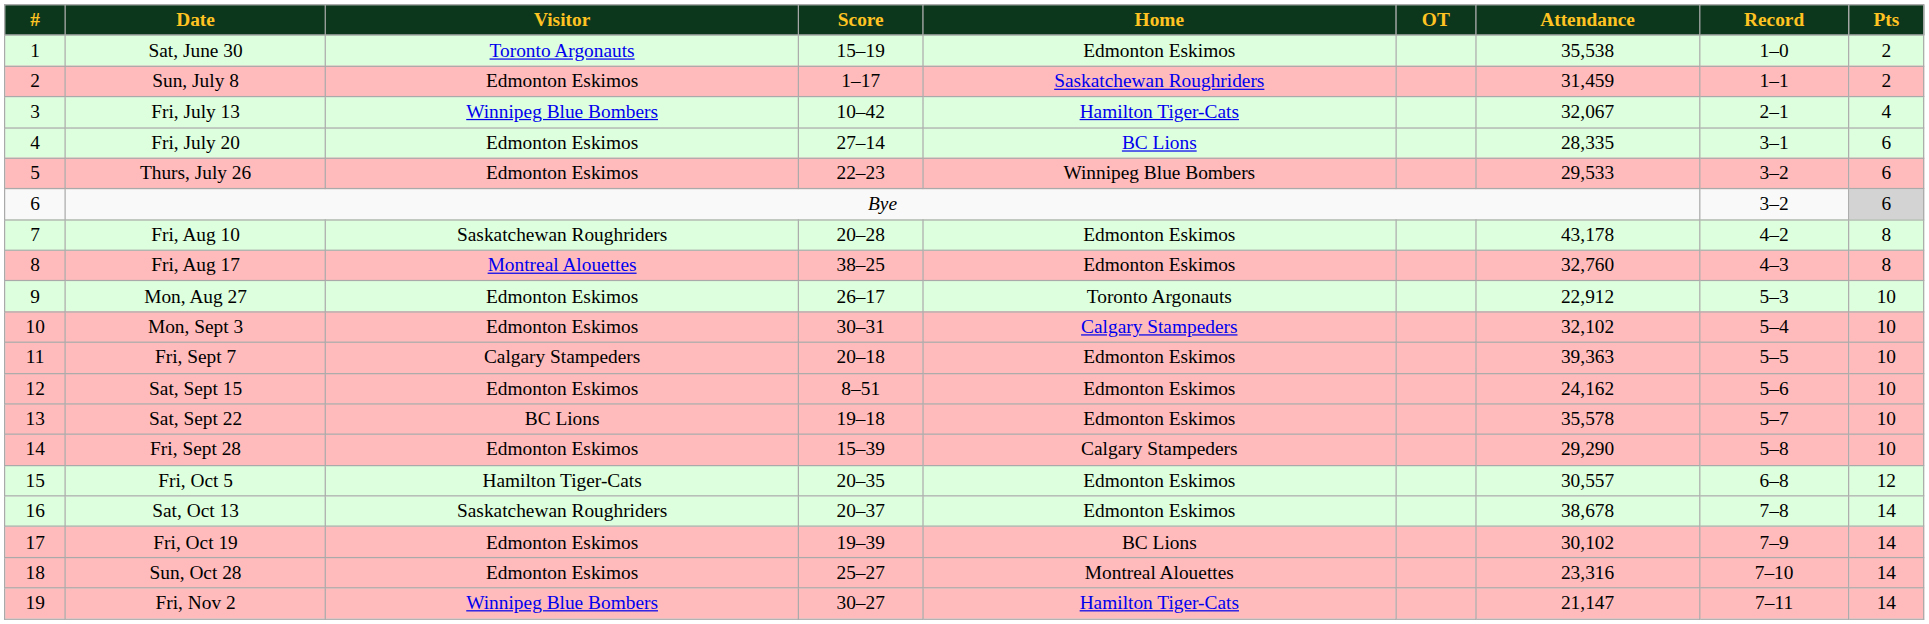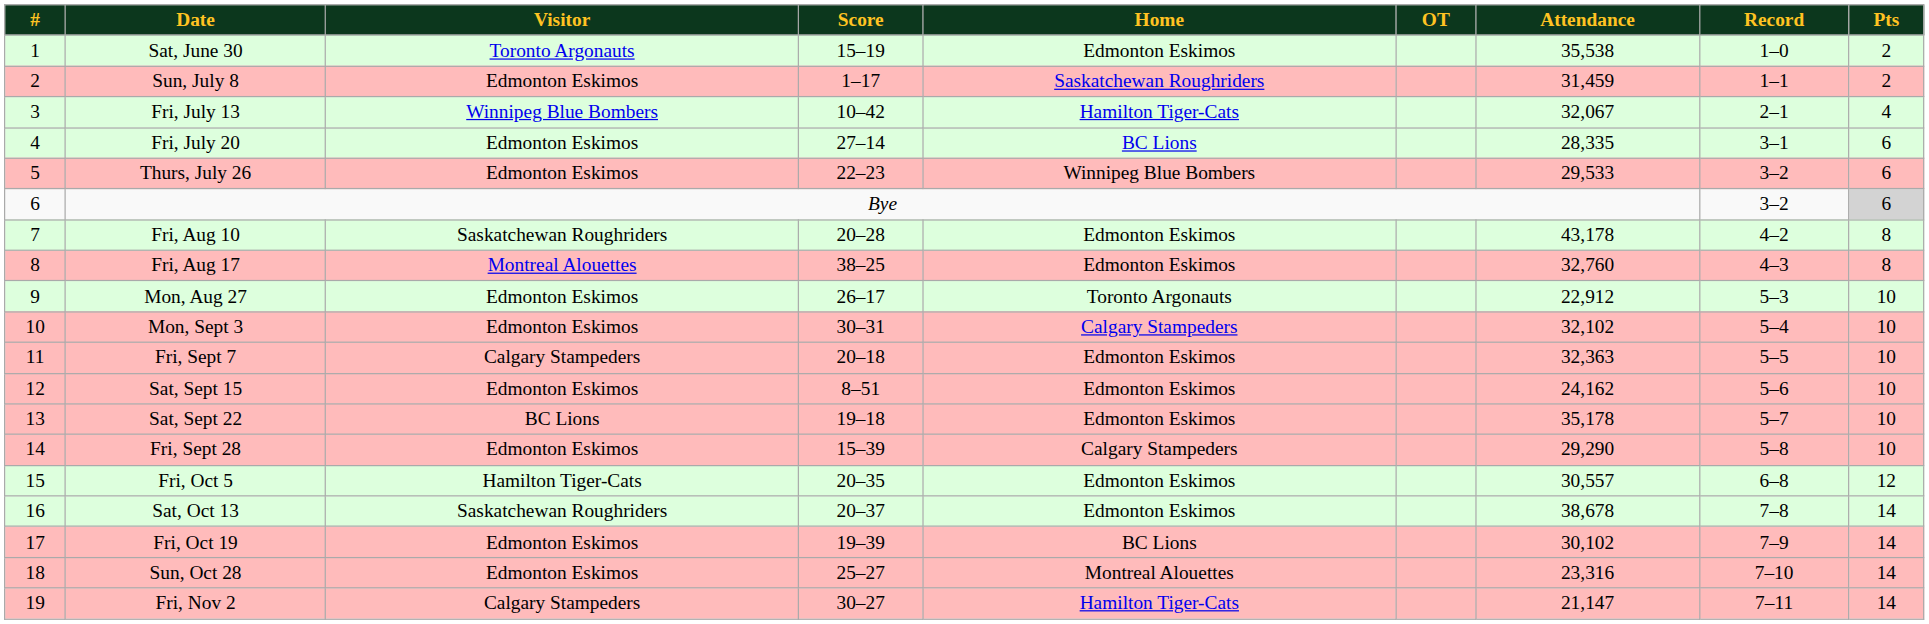(1588, 357) 39,363 -> (1588, 357) 32,363
(1588, 419) 35,578 -> (1588, 419) 35,178
(562, 603) Winnipeg Blue Bombers -> (562, 603) Calgary Stampeders
